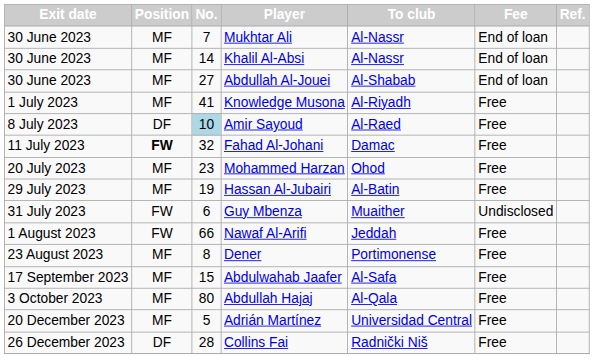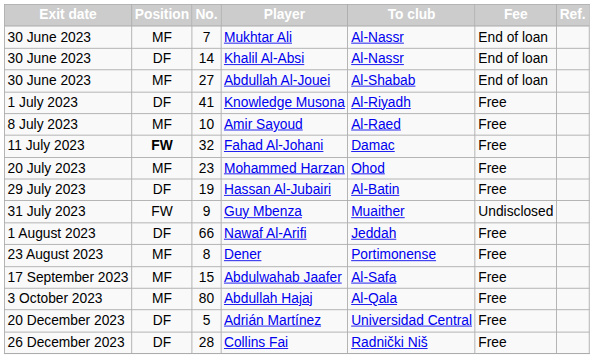(162, 59) MF -> (162, 59) DF
(162, 102) MF -> (162, 102) DF
(162, 124) DF -> (162, 124) MF
(207, 124) lightblue background -> (207, 124) no background
(162, 189) MF -> (162, 189) DF
(207, 211) 6 -> (207, 211) 9
(162, 233) FW -> (162, 233) DF
(162, 320) MF -> (162, 320) DF
